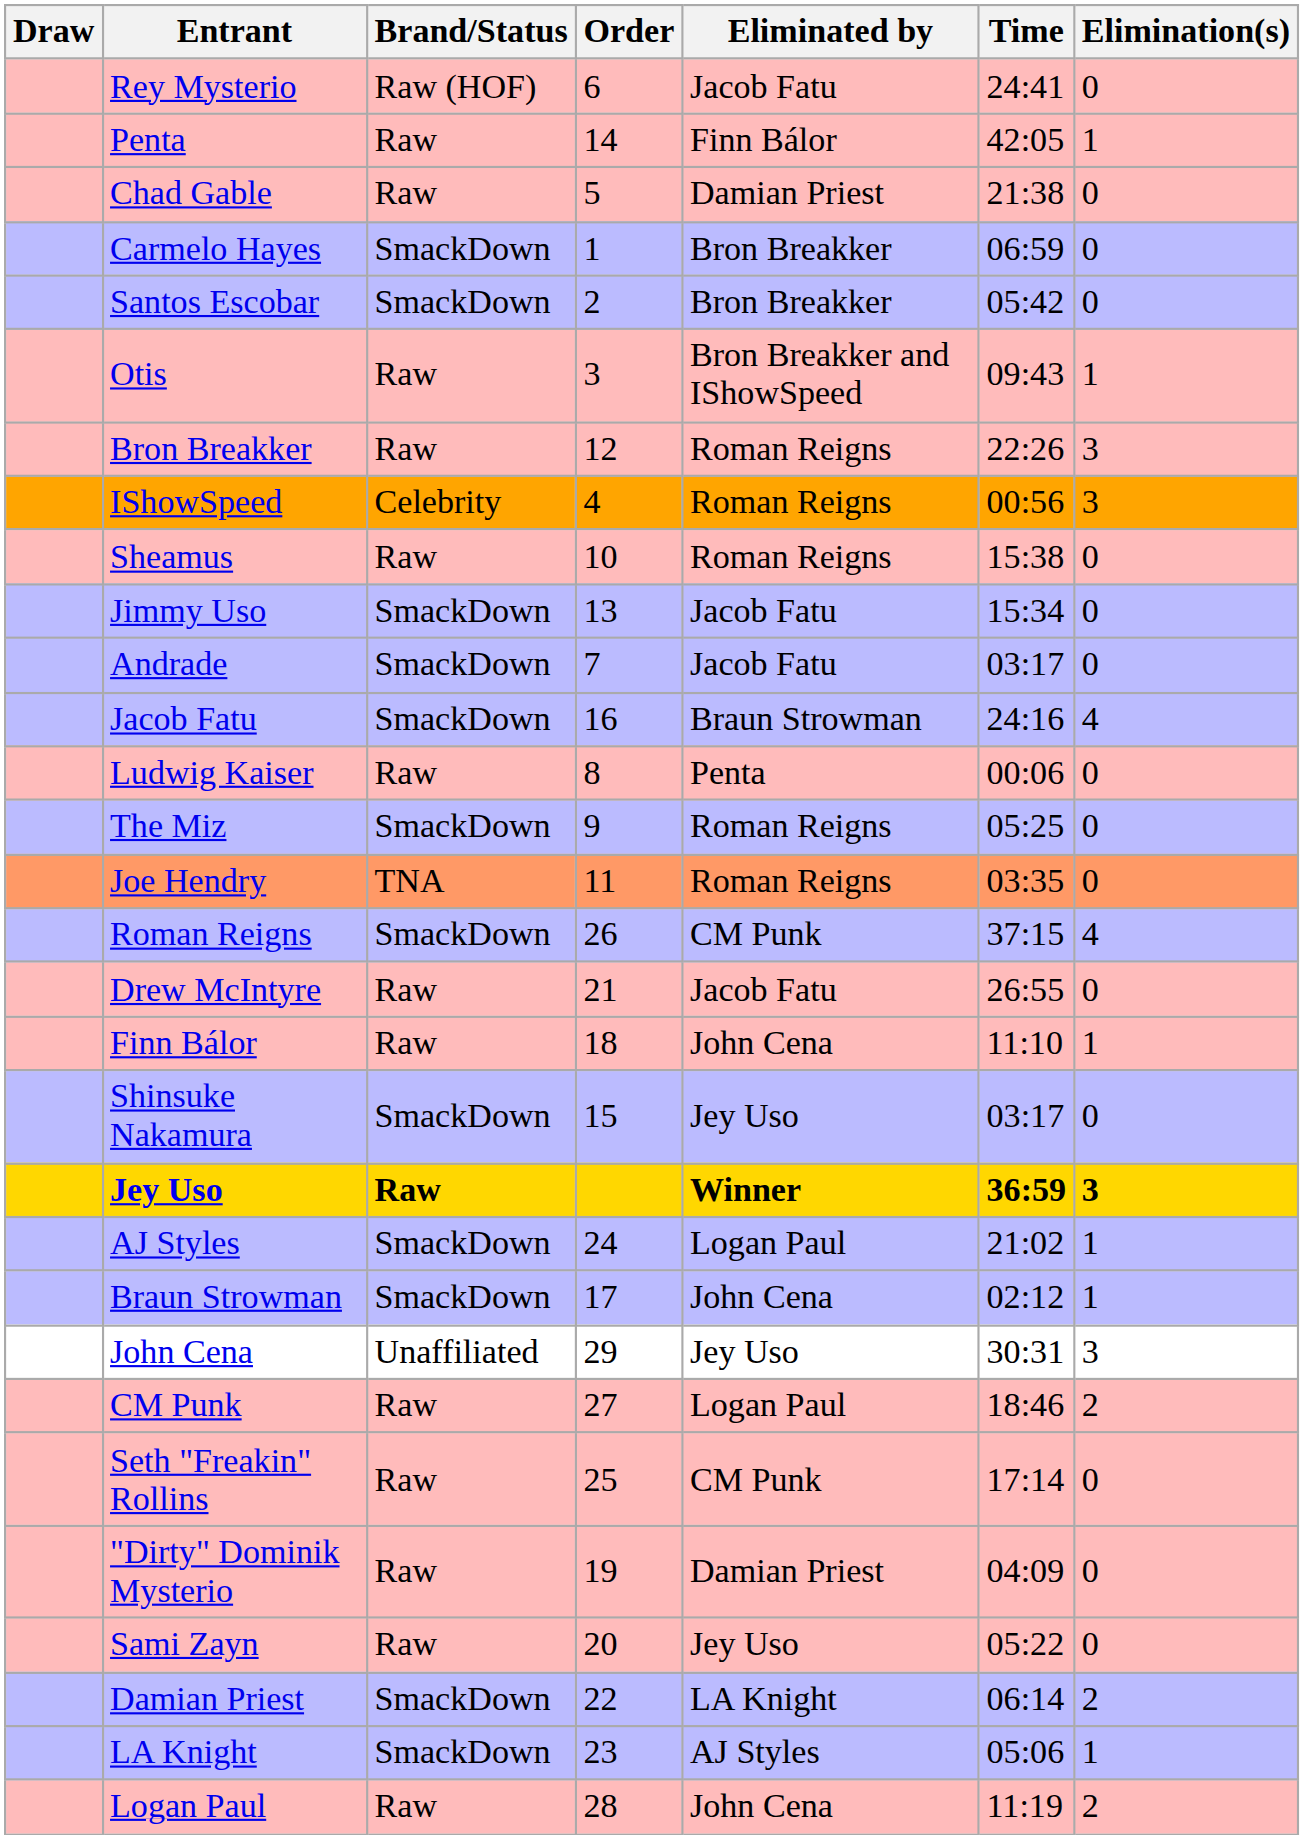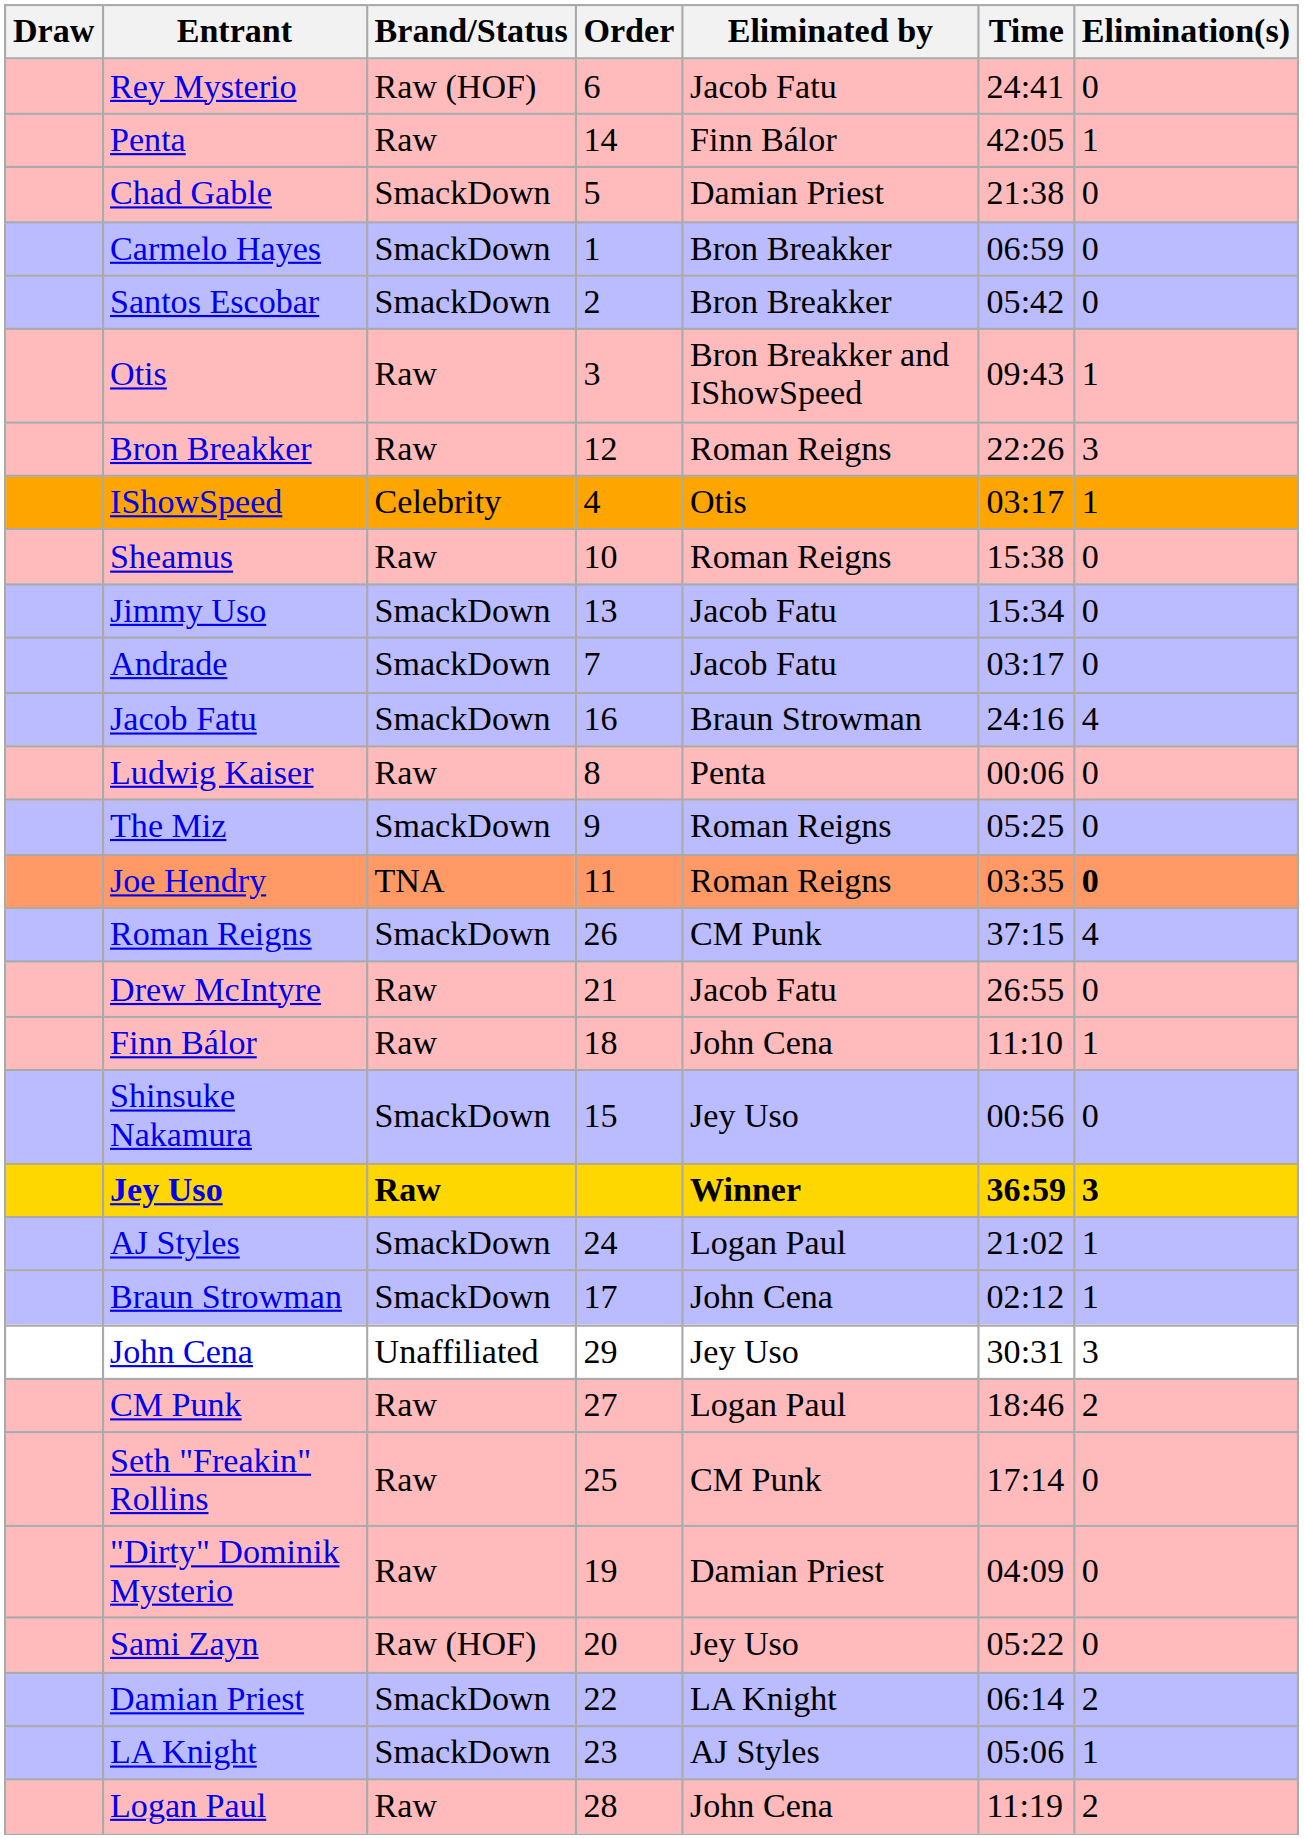(406, 193) Raw -> (463, 193) SmackDown
(791, 502) Roman Reigns -> (718, 502) Otis
(1025, 502) 00:56 -> (1025, 502) 03:17
(1090, 502) 3 -> (1090, 502) 1
(1090, 880) normal -> (1090, 880) bold
(1025, 1115) 03:17 -> (1025, 1115) 00:56
(406, 1644) Raw -> (455, 1644) Raw (HOF)
